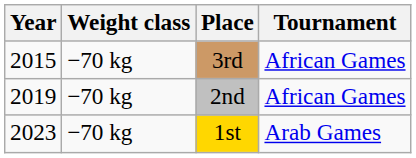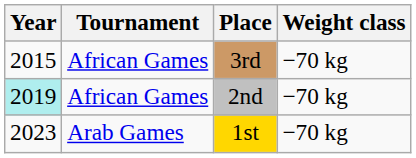columns swapped: (335, 22) <-> (129, 22)
(33, 96) no background -> (33, 96) paleturquoise background
